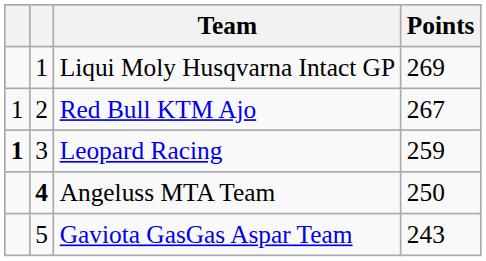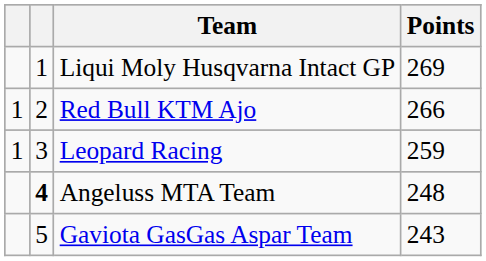(426, 109) 267 -> (426, 109) 266
(17, 151) bold -> (17, 151) normal
(426, 193) 250 -> (426, 193) 248
